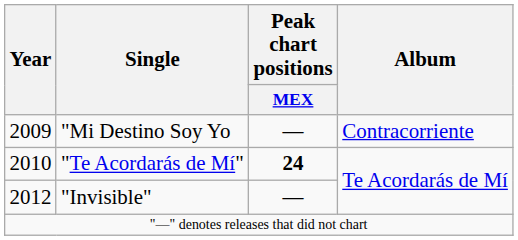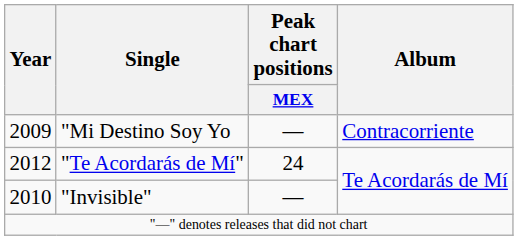(30, 163) 2010 -> (30, 163) 2012
(293, 163) bold -> (293, 163) normal
(30, 197) 2012 -> (30, 197) 2010
